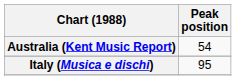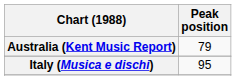(205, 46) 54 -> (205, 46) 79
